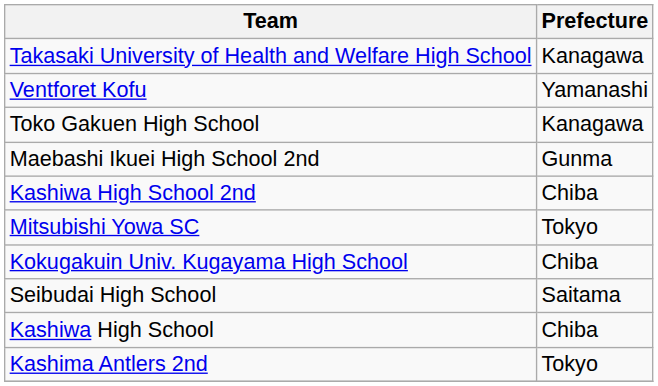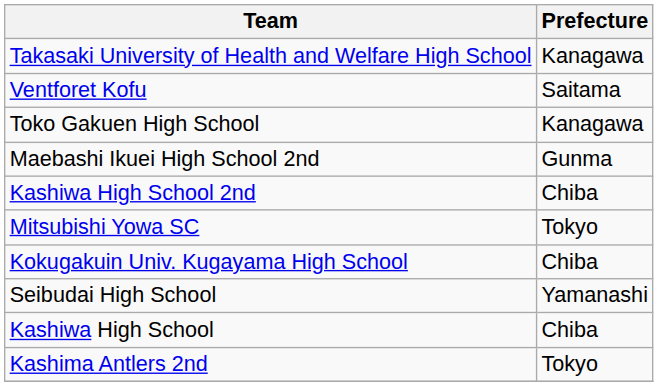(595, 90) Yamanashi -> (581, 90) Saitama
(581, 295) Saitama -> (595, 295) Yamanashi
